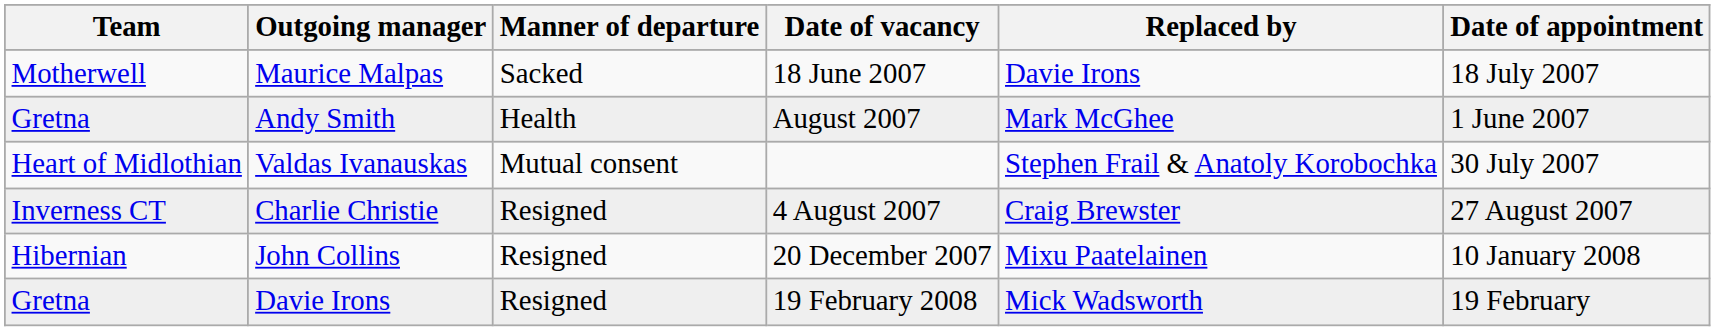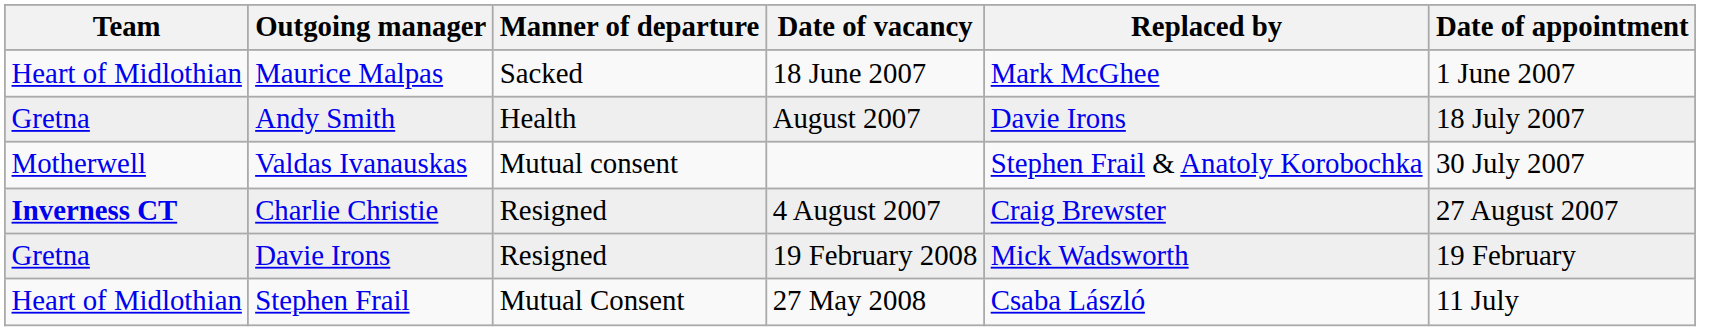(79, 73) Motherwell -> (127, 73) Heart of Midlothian
(1073, 73) Davie Irons -> (1075, 73) Mark McGhee
(1525, 73) 18 July 2007 -> (1505, 73) 1 June 2007
(1089, 118) Mark McGhee -> (1058, 118) Davie Irons
(1520, 118) 1 June 2007 -> (1510, 118) 18 July 2007
(127, 164) Heart of Midlothian -> (79, 164) Motherwell
(89, 210) normal -> (94, 210) bold
- row: (328, 255)
+ row: (332, 301)
